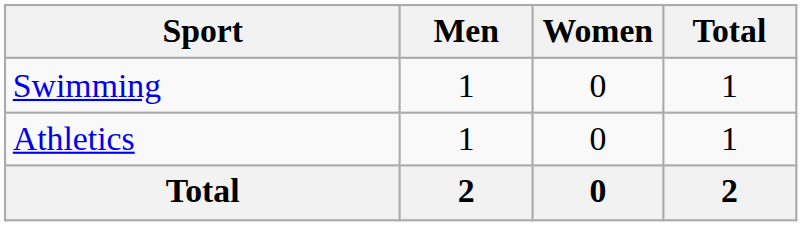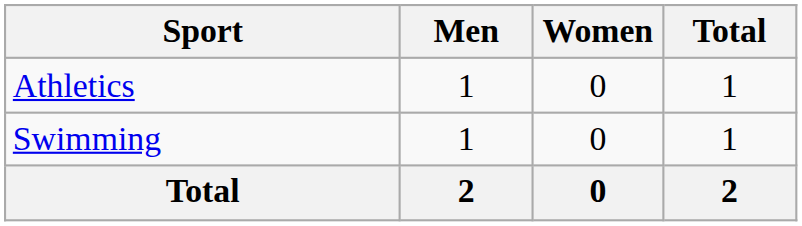rows swapped: (74, 138) <-> (87, 84)
